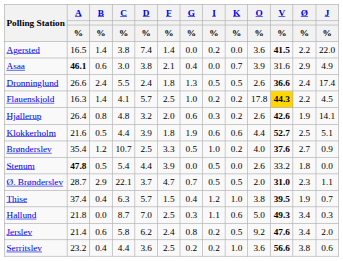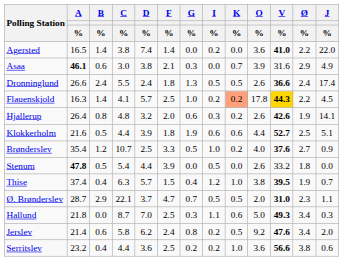(282, 50) 41.5 -> (282, 50) 41.0
(191, 66) 0.4 -> (191, 66) 0.3
(237, 99) no background -> (237, 99) lightsalmon background
rows swapped: (17, 198) <-> (35, 182)
